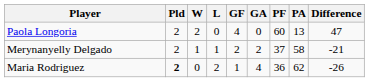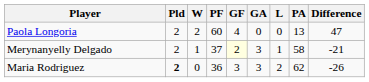columns swapped: (217, 13) <-> (279, 13)
(237, 49) no background -> (237, 49) lightyellow background
(258, 49) 2 -> (258, 49) 3
(237, 67) 1 -> (237, 67) 3
(258, 67) 4 -> (258, 67) 3
